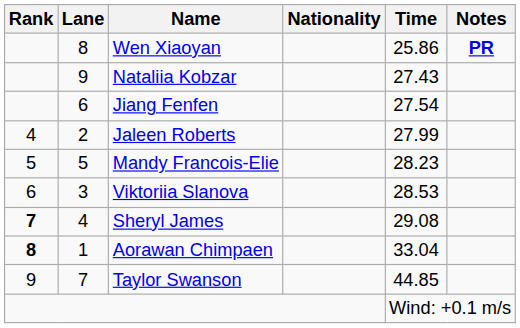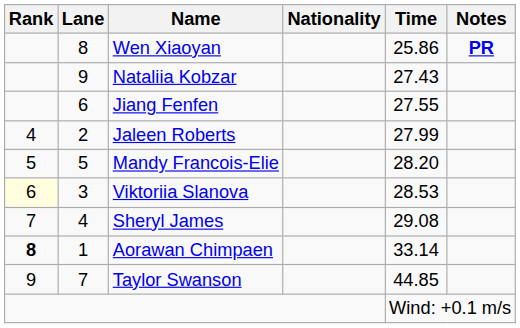(416, 105) 27.54 -> (416, 105) 27.55
(416, 163) 28.23 -> (416, 163) 28.20
(31, 192) no background -> (31, 192) lightyellow background
(31, 221) bold -> (31, 221) normal
(416, 250) 33.04 -> (416, 250) 33.14
